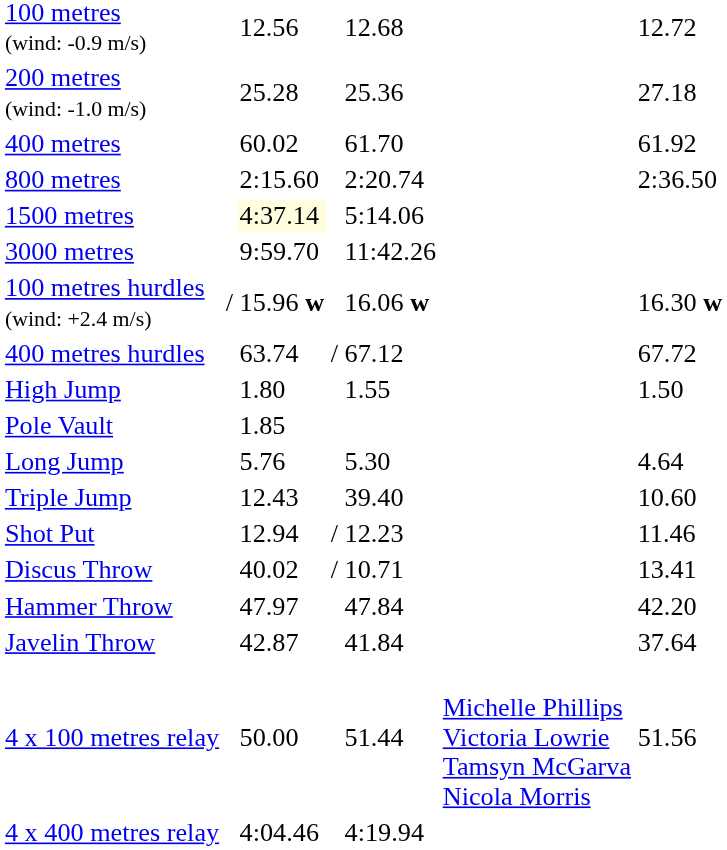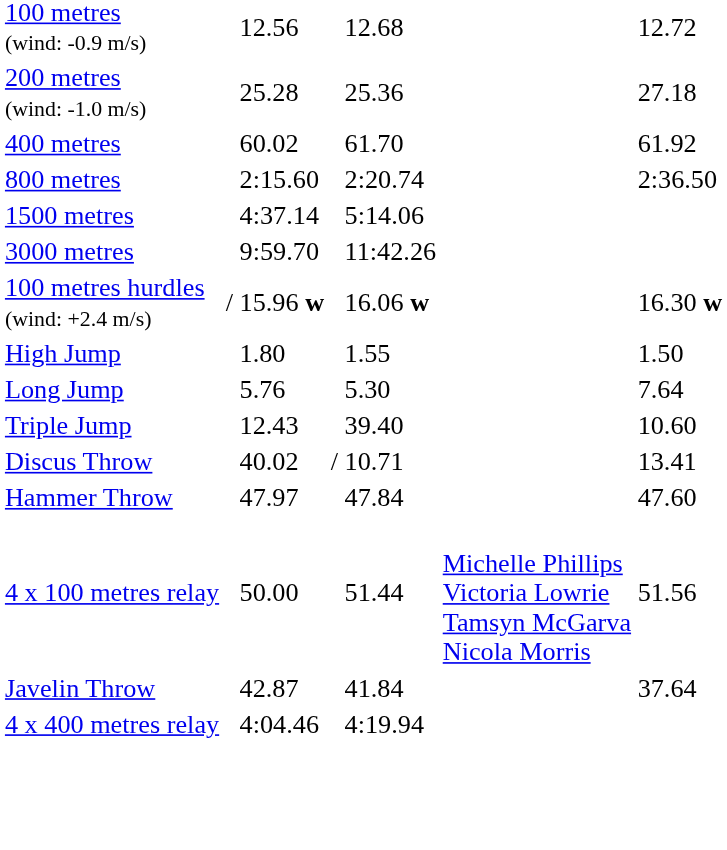(279, 215) lightyellow background -> (279, 215) no background
- row: (105, 353)
- row: (59, 425)
(661, 461) 4.64 -> (661, 389) 7.64
- row: (50, 533)
(667, 606) 42.20 -> (667, 497) 47.60
rows swapped: (80, 642) <-> (112, 737)
